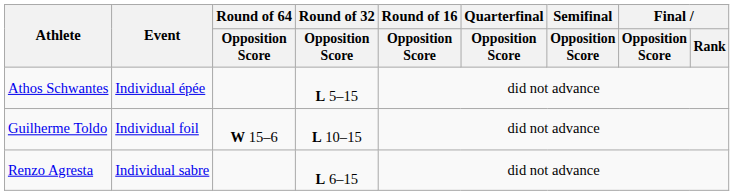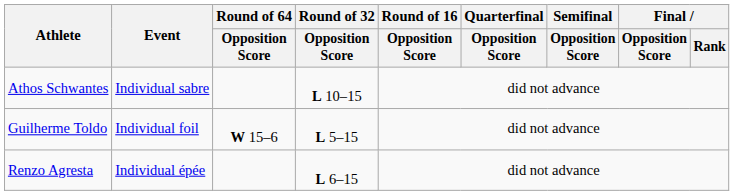(160, 88) Individual épée -> (162, 88) Individual sabre
(337, 96) L 5–15 -> (337, 96) L 10–15
(337, 138) L 10–15 -> (337, 138) L 5–15
(162, 170) Individual sabre -> (160, 170) Individual épée
